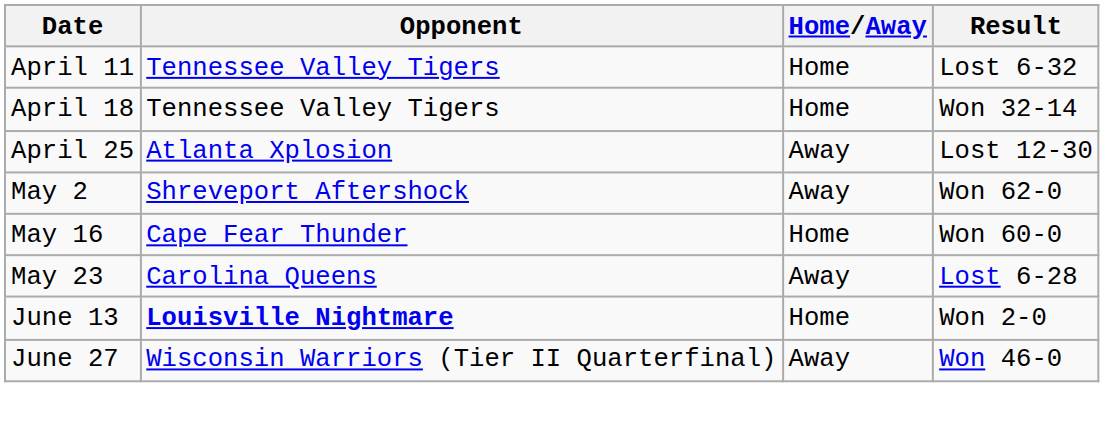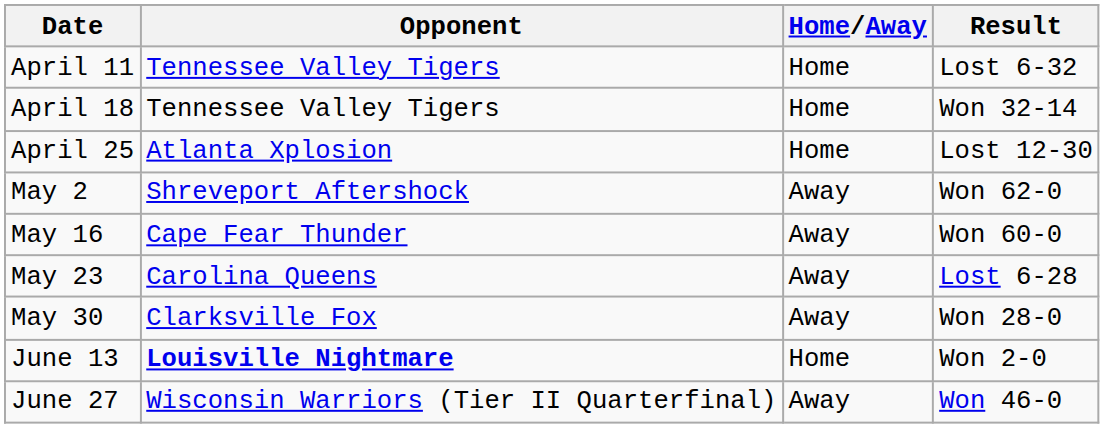(819, 151) Away -> (819, 151) Home
(819, 235) Home -> (819, 235) Away
+ row: (57, 318)
